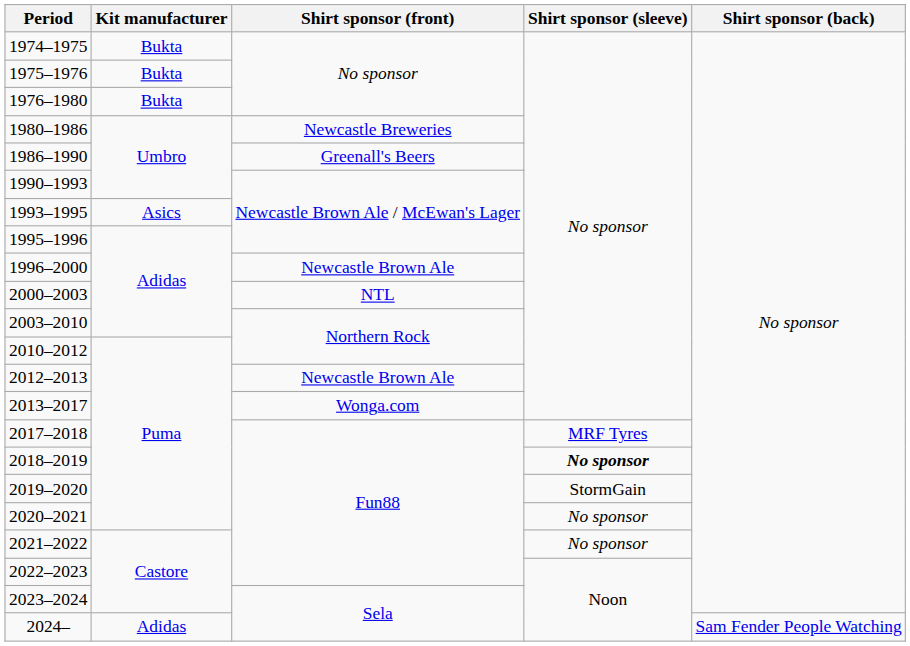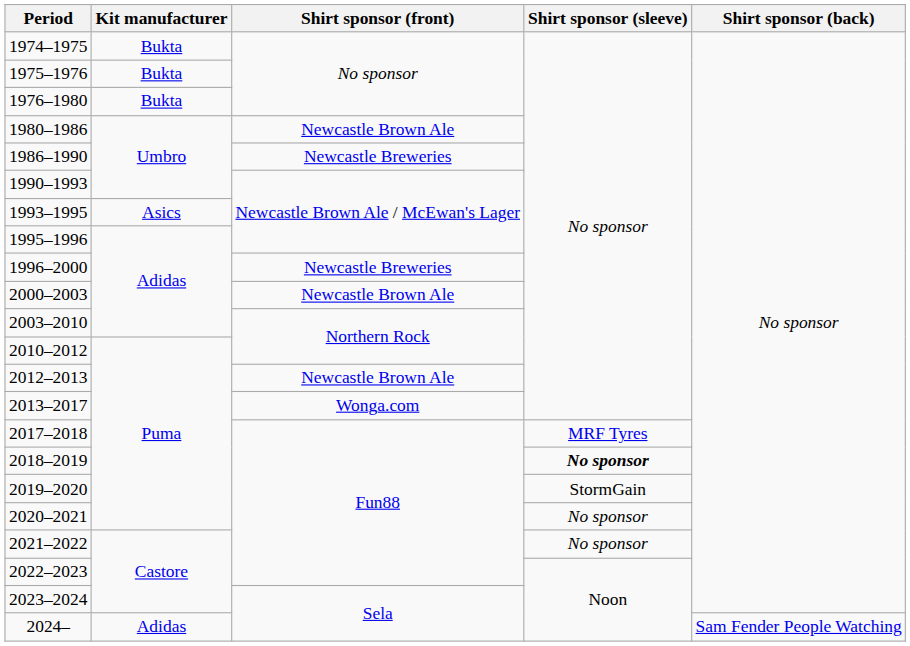(378, 128) Newcastle Breweries -> (378, 128) Newcastle Brown Ale
(378, 156) Greenall's Beers -> (378, 156) Newcastle Breweries
(378, 267) Newcastle Brown Ale -> (378, 267) Newcastle Breweries
(378, 294) NTL -> (378, 294) Newcastle Brown Ale
